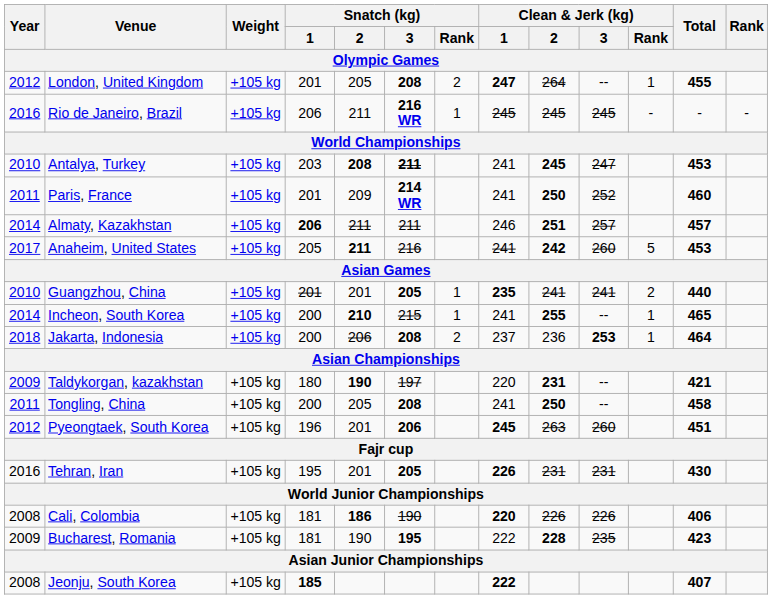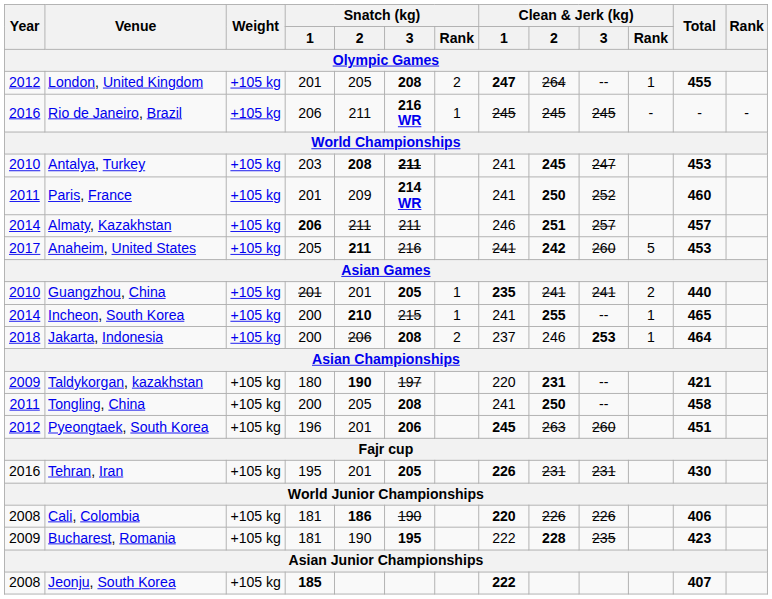(554, 337) 236 -> (554, 337) 246
